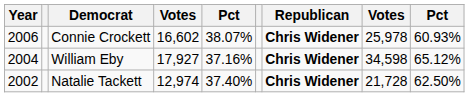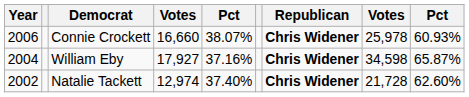(178, 37) 16,602 -> (178, 37) 16,660
(437, 59) 65.12% -> (437, 59) 65.87%
(437, 81) 62.50% -> (437, 81) 62.60%
